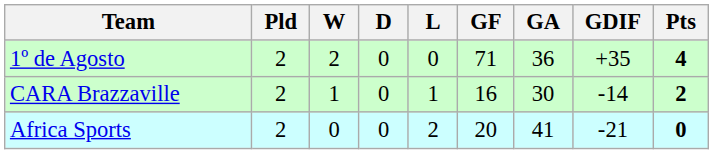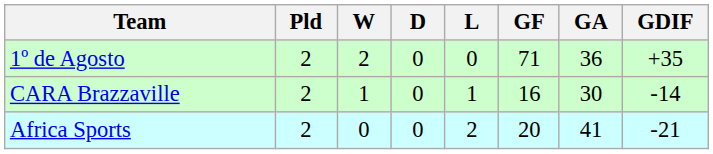- column: (681, 22)
